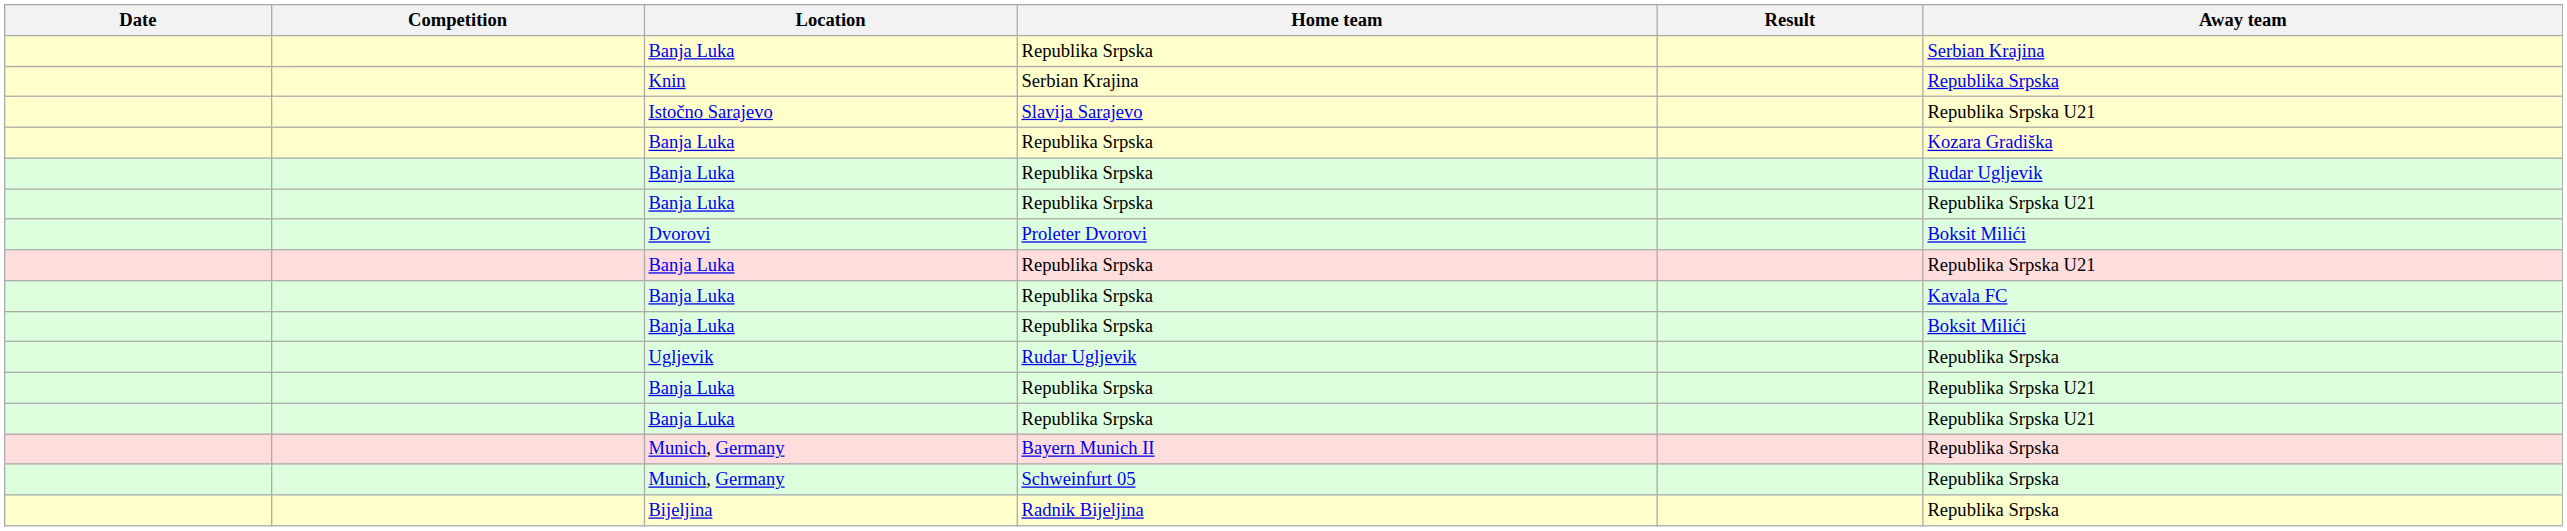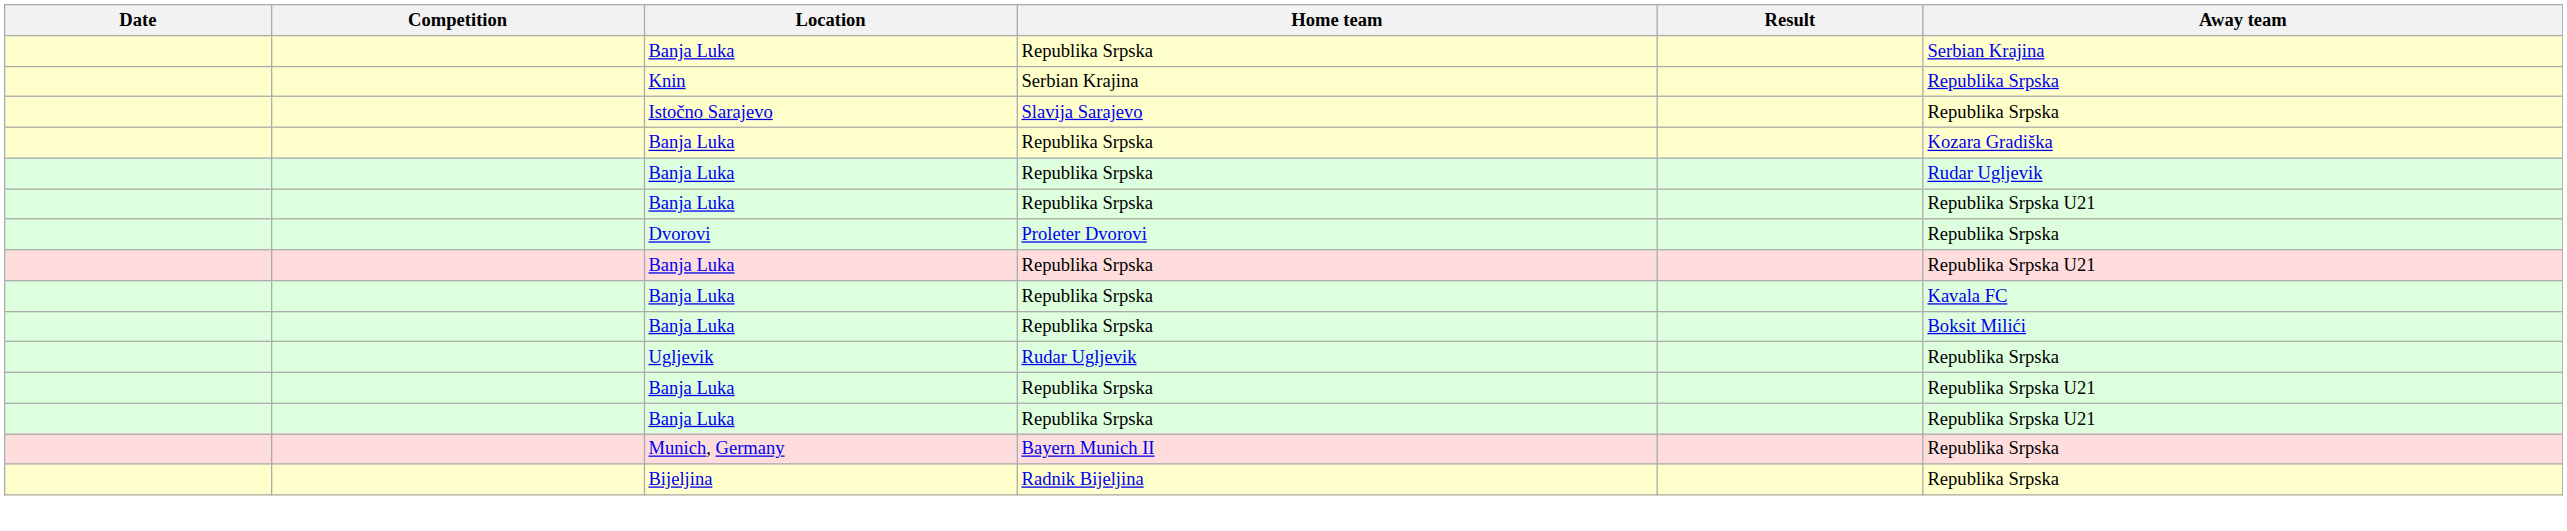(2012, 112) Republika Srpska U21 -> (1993, 112) Republika Srpska
(1977, 234) Boksit Milići -> (1993, 234) Republika Srpska
- row: (717, 479)
